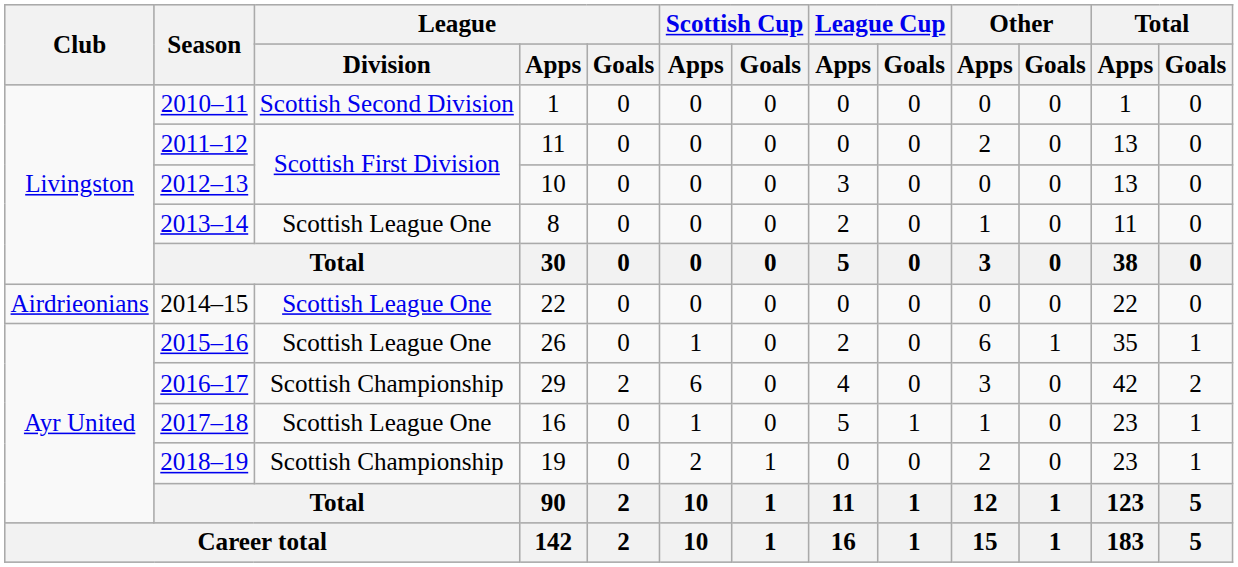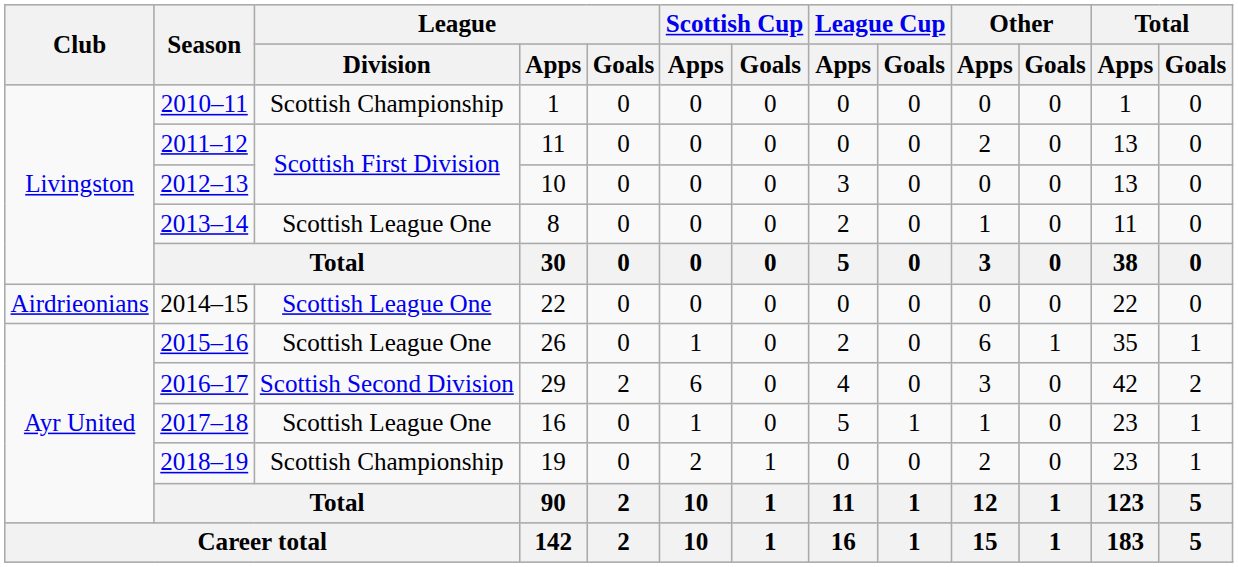(387, 104) Scottish Second Division -> (387, 104) Scottish Championship
(387, 382) Scottish Championship -> (387, 382) Scottish Second Division
